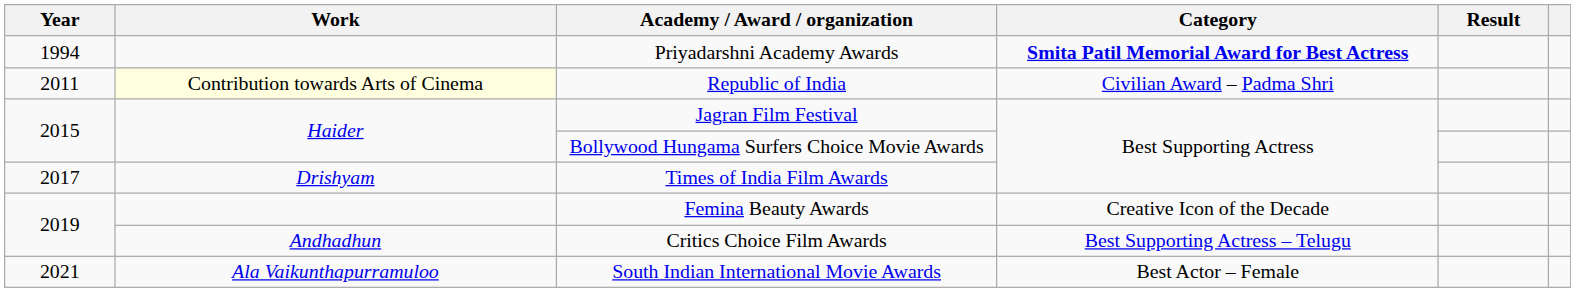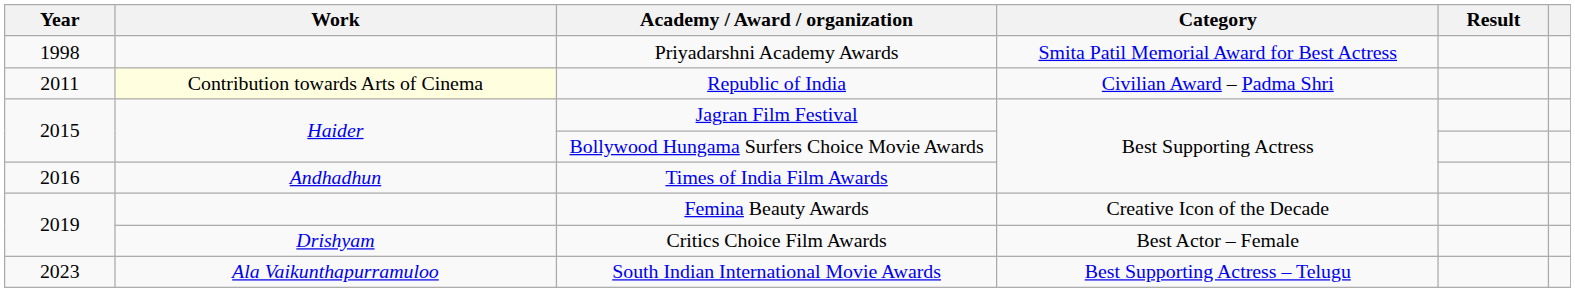(60, 51) 1994 -> (60, 51) 1998
(1218, 51) bold -> (1218, 51) normal
(60, 177) 2017 -> (60, 177) 2016
(335, 177) Drishyam -> (335, 177) Andhadhun
(335, 240) Andhadhun -> (335, 240) Drishyam
(1218, 240) Best Supporting Actress – Telugu -> (1218, 240) Best Actor – Female
(60, 271) 2021 -> (60, 271) 2023
(1218, 271) Best Actor – Female -> (1218, 271) Best Supporting Actress – Telugu
